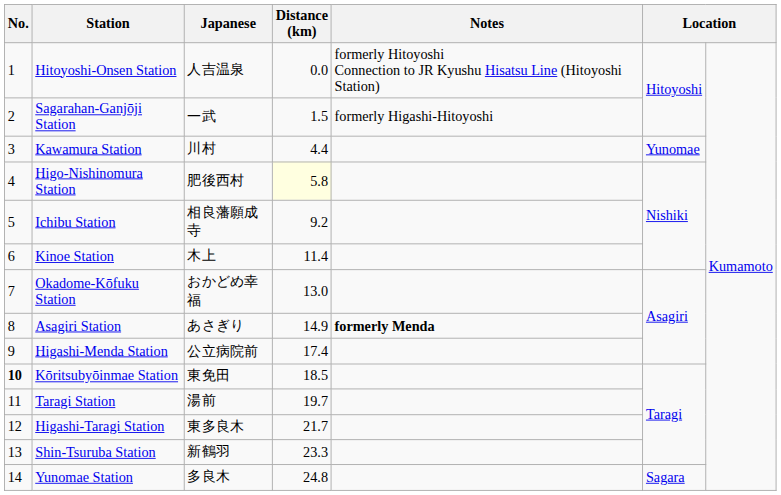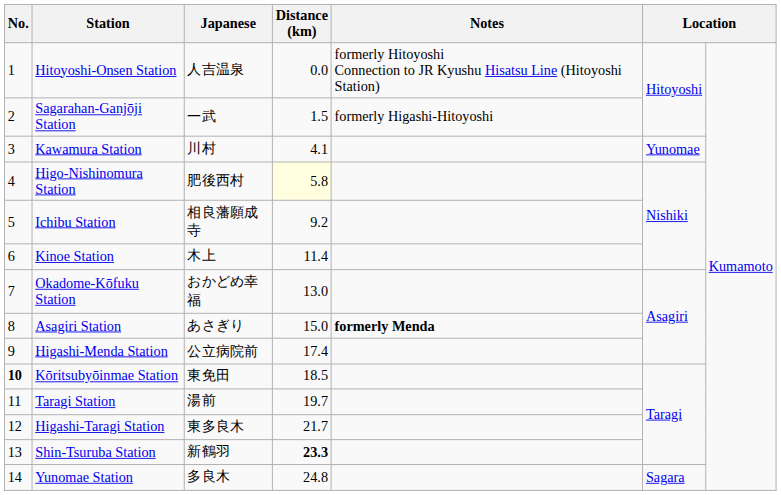(319, 148) 4.4 -> (319, 148) 4.1
(316, 325) 14.9 -> (316, 325) 15.0
(316, 452) normal -> (316, 452) bold
